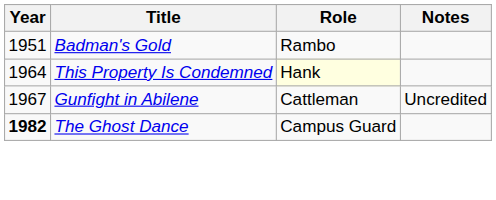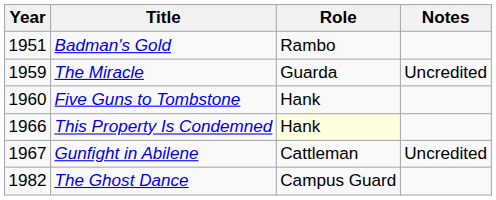+ row: (99, 72)
+ row: (147, 99)
(28, 72) 1964 -> (28, 126) 1966
(28, 126) bold -> (28, 180) normal
